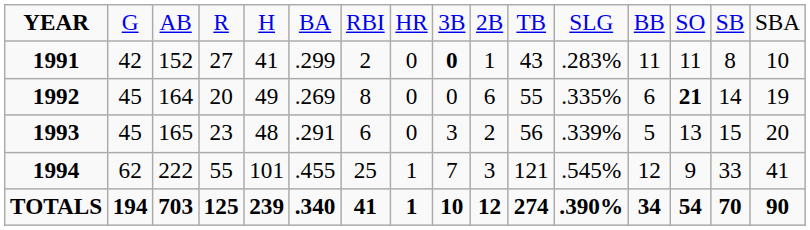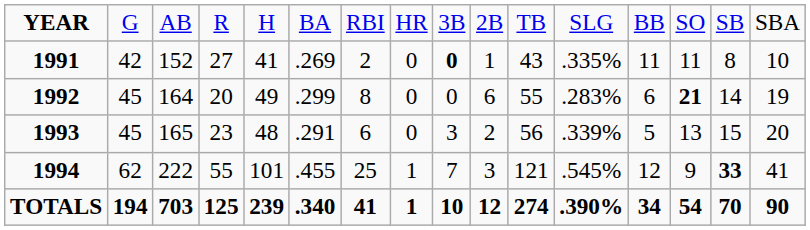(315, 59) .299 -> (315, 59) .269
(591, 59) .283% -> (591, 59) .335%
(315, 96) .269 -> (315, 96) .299
(591, 96) .335% -> (591, 96) .283%
(730, 170) normal -> (730, 170) bold
